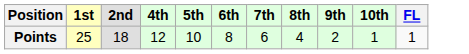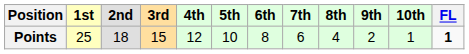+ column: (158, 15)
(412, 37) normal -> (448, 37) bold
